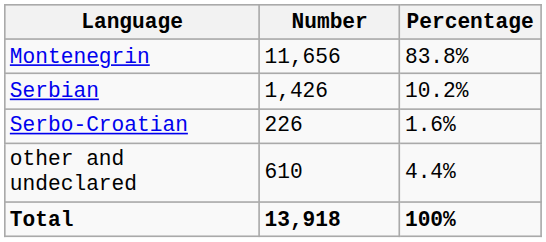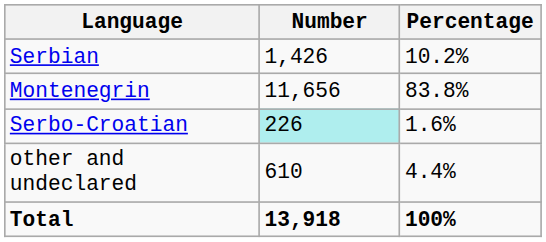rows swapped: (80, 57) <-> (54, 91)
(284, 126) no background -> (284, 126) paleturquoise background
